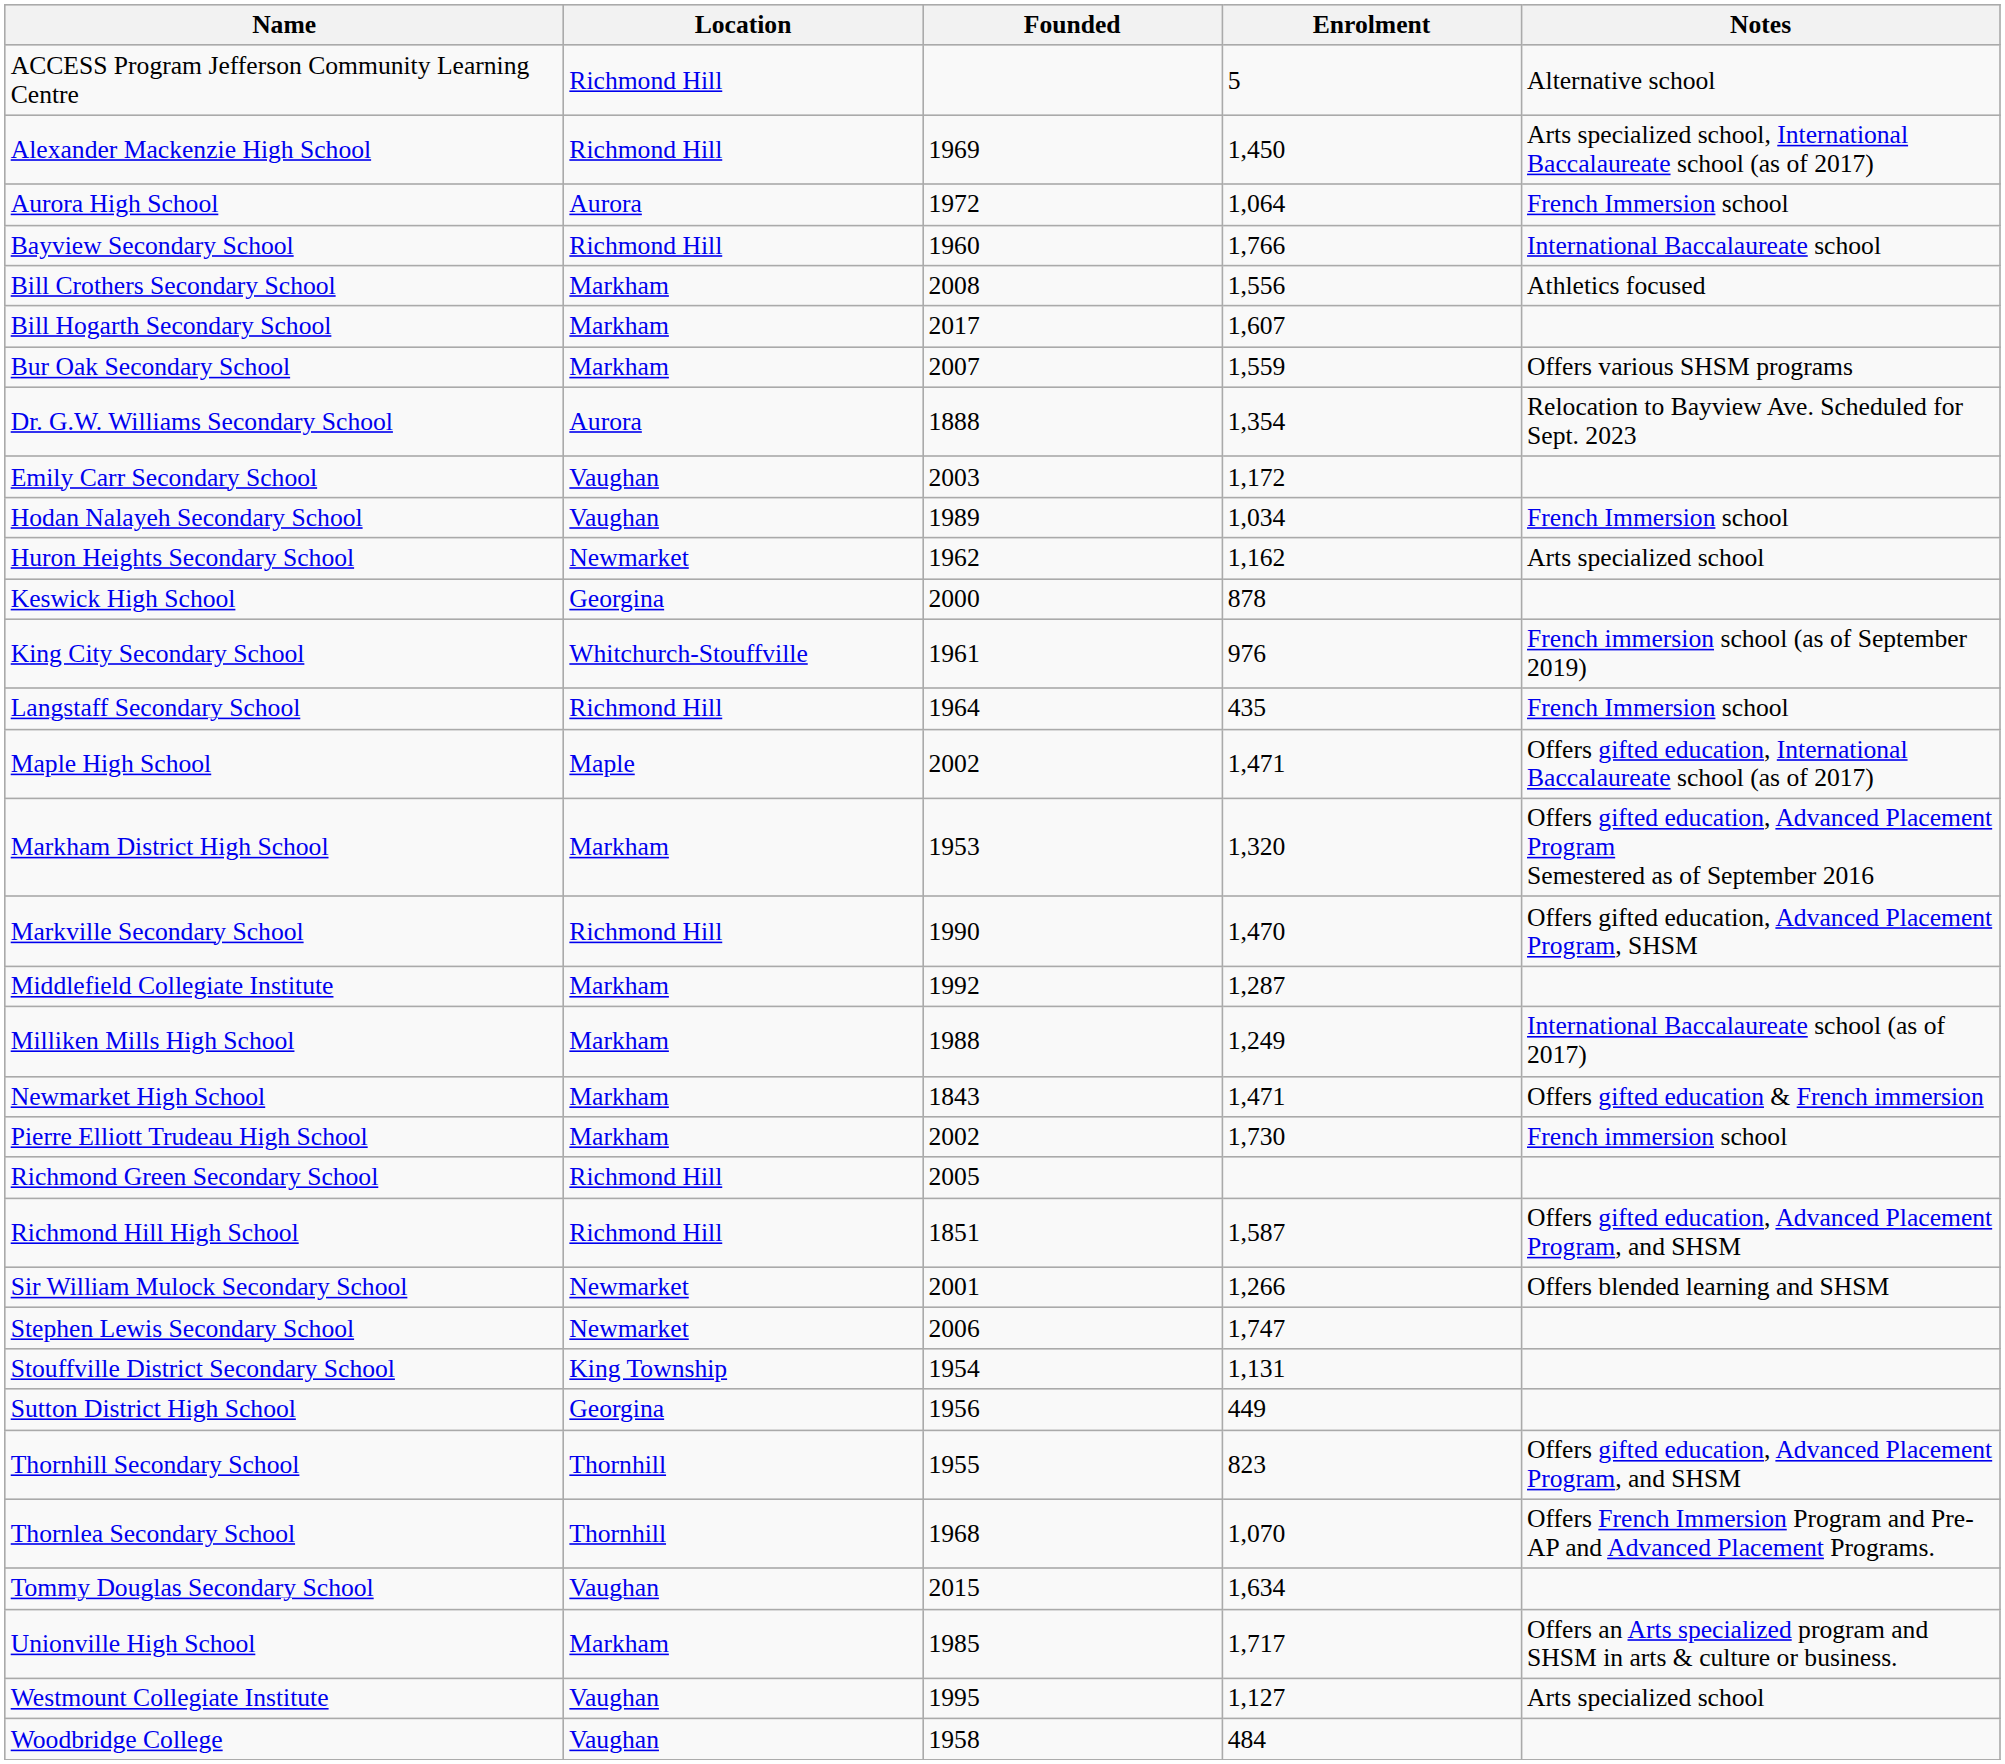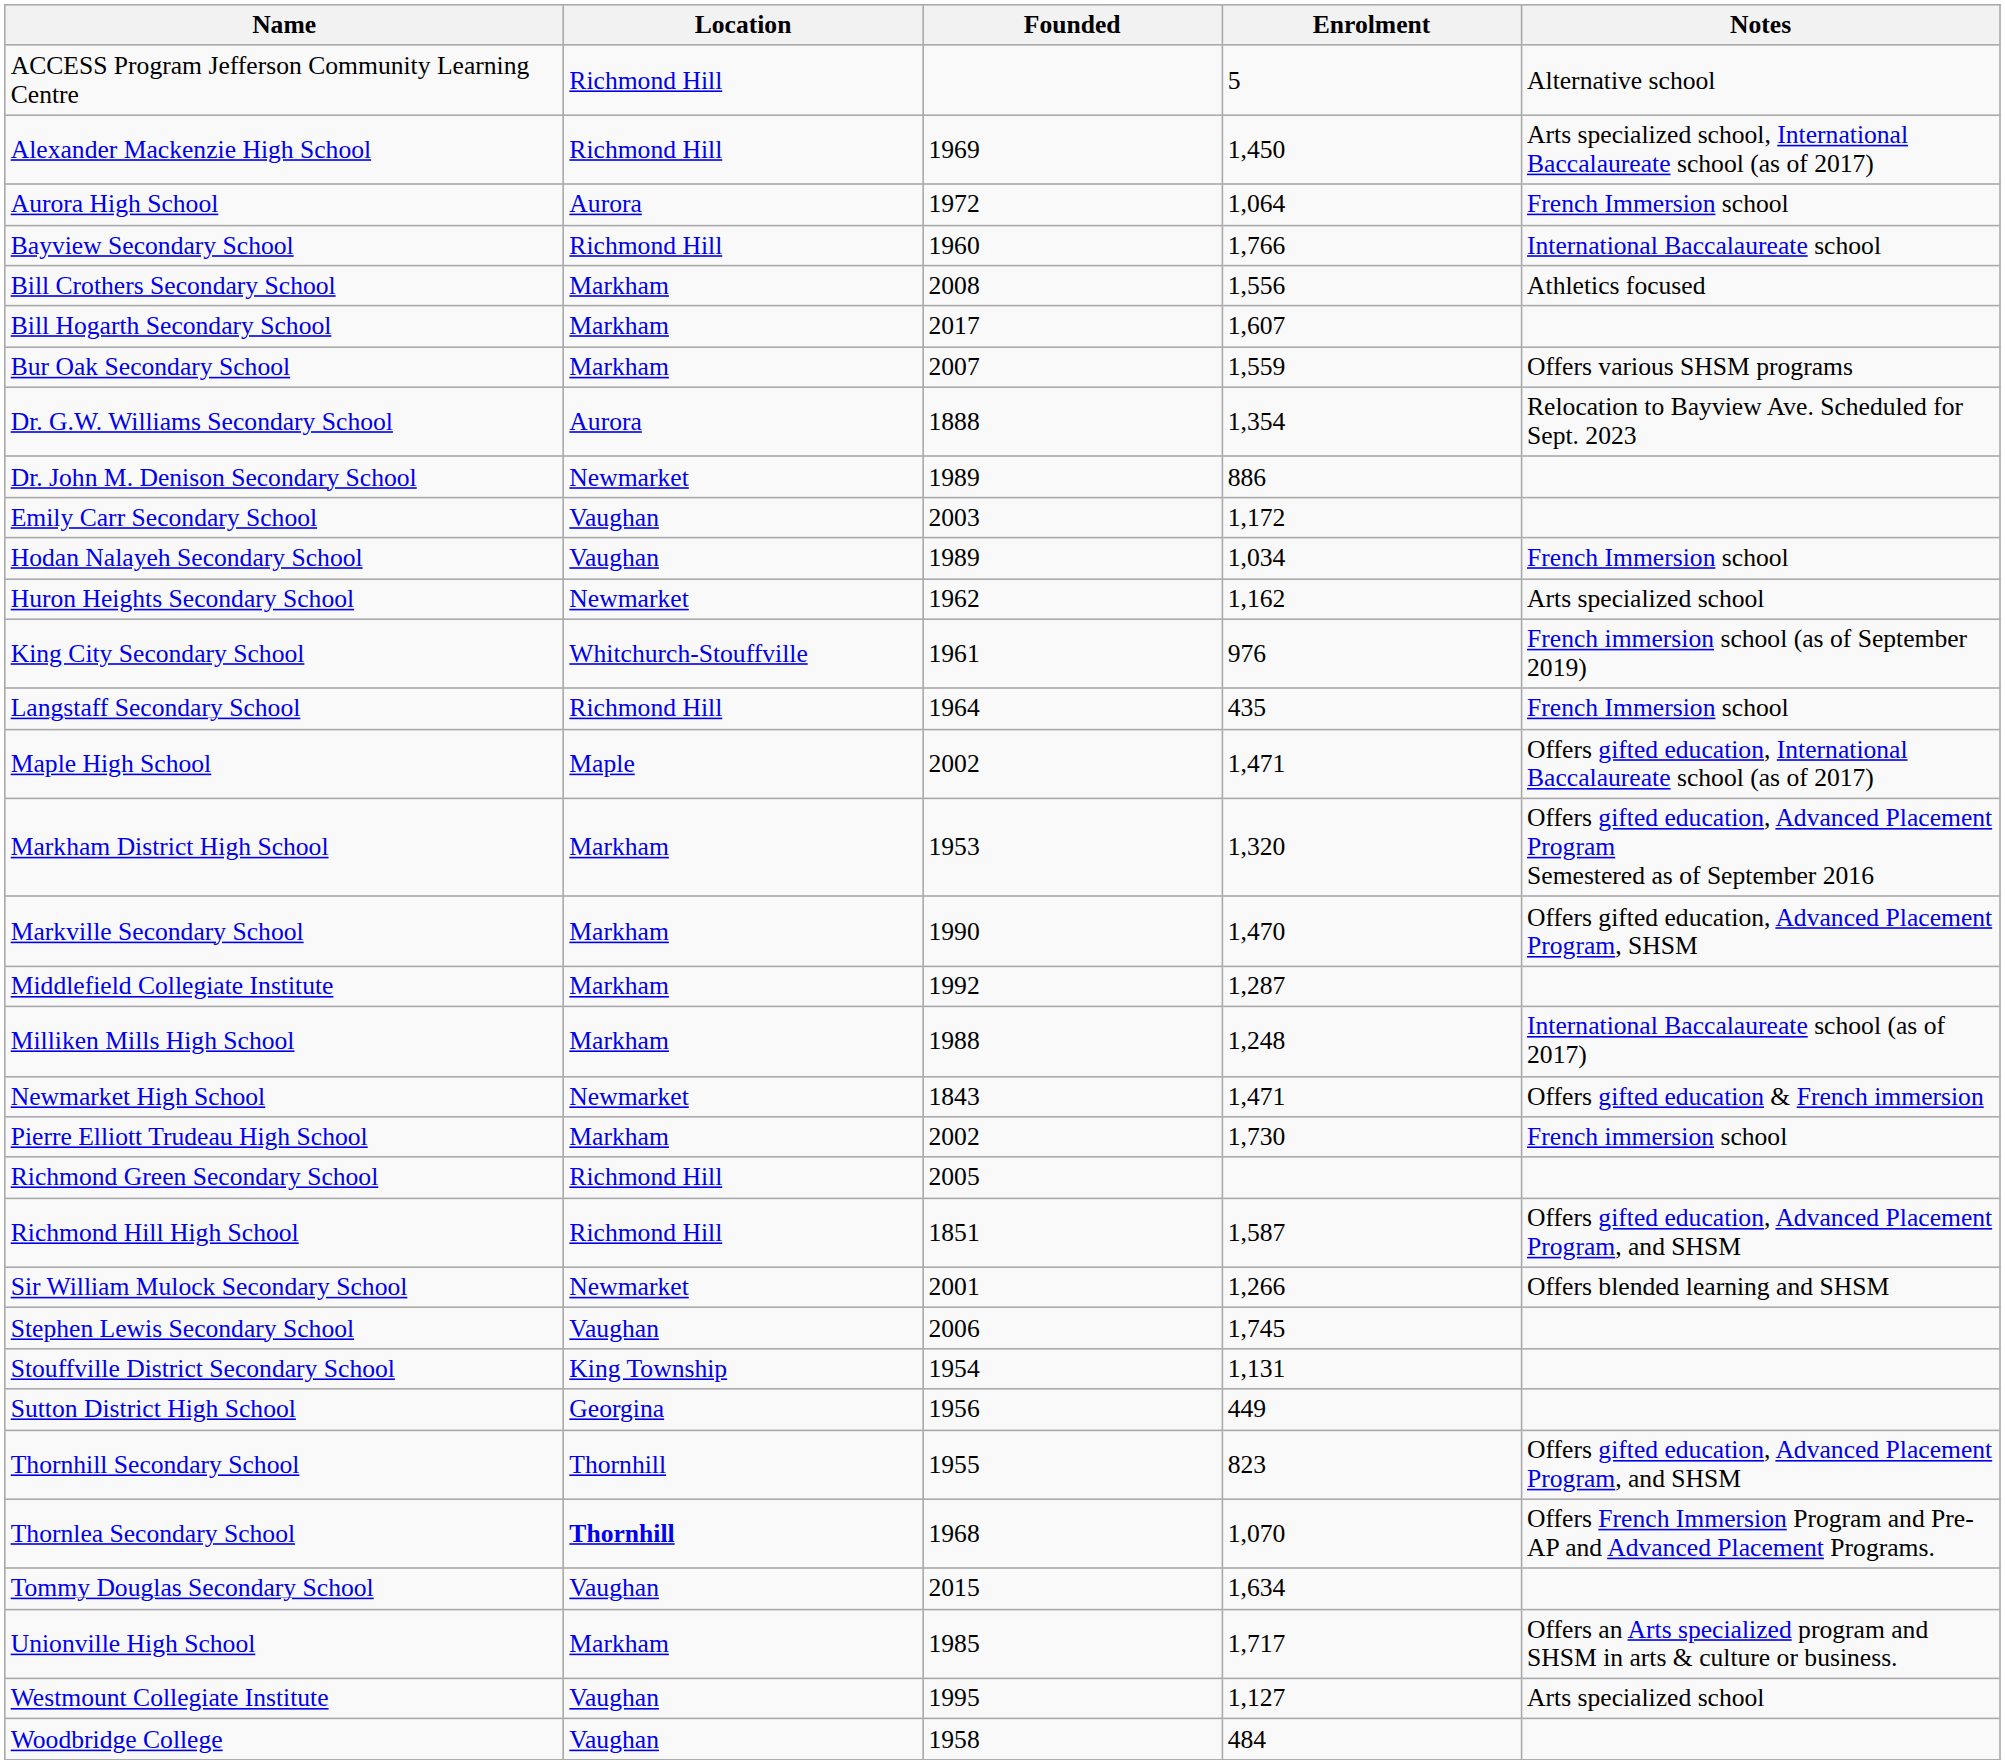+ row: (214, 476)
- row: (123, 598)
(646, 931) Richmond Hill -> (619, 931) Markham
(1257, 1040) 1,249 -> (1257, 1040) 1,248
(619, 1096) Markham -> (629, 1096) Newmarket
(629, 1327) Newmarket -> (614, 1327) Vaughan
(1257, 1327) 1,747 -> (1257, 1327) 1,745
(618, 1533) normal -> (622, 1533) bold
